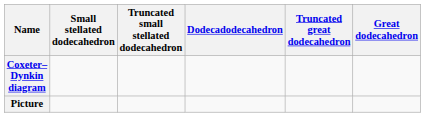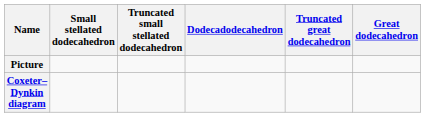rows swapped: (27, 76) <-> (27, 104)
